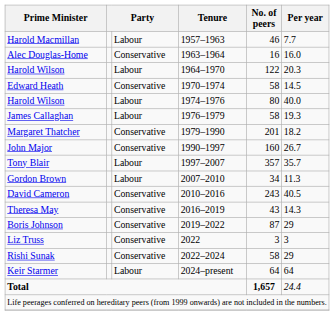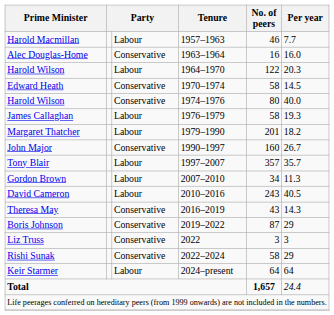(128, 101) Labour -> (140, 101) Conservative
(140, 132) Conservative -> (128, 132) Labour
(140, 194) Conservative -> (128, 194) Labour
